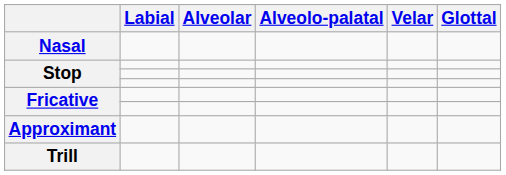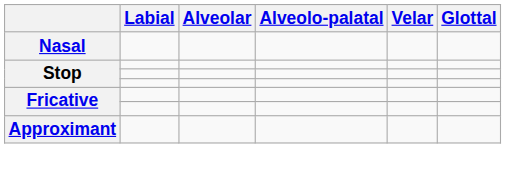- row: (62, 156)
